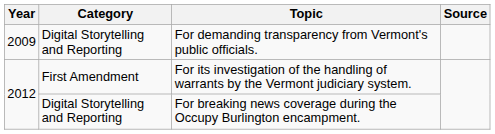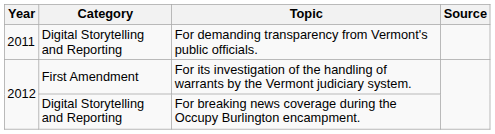(22, 42) 2009 -> (21, 42) 2011
